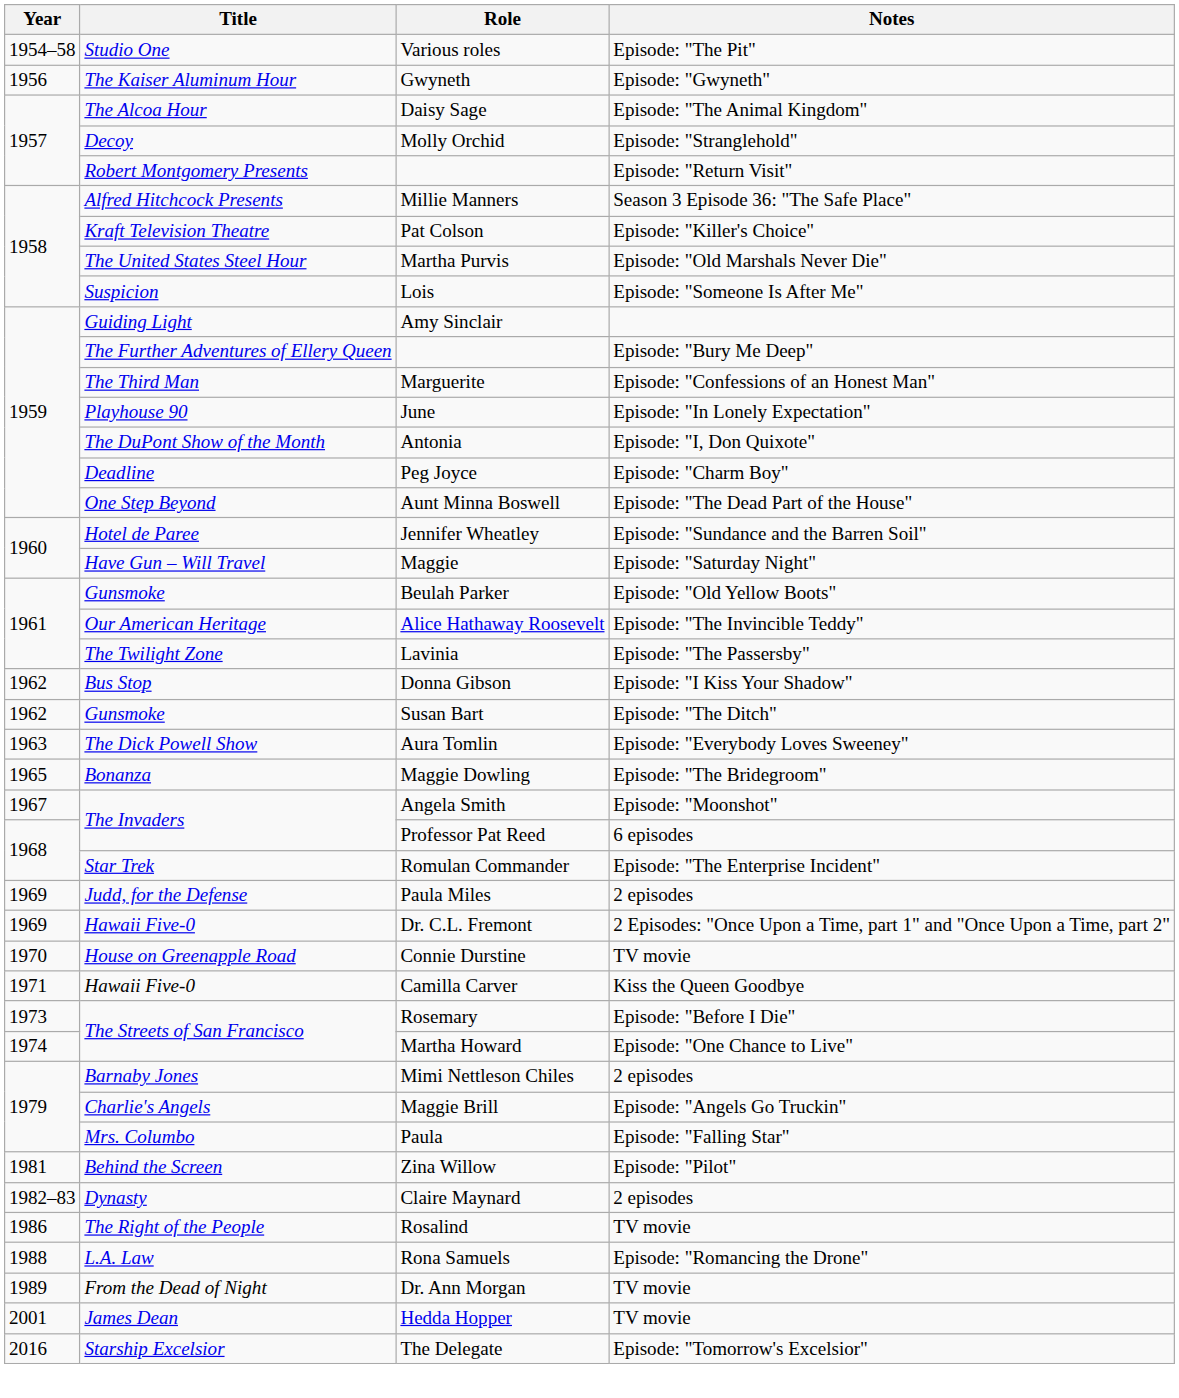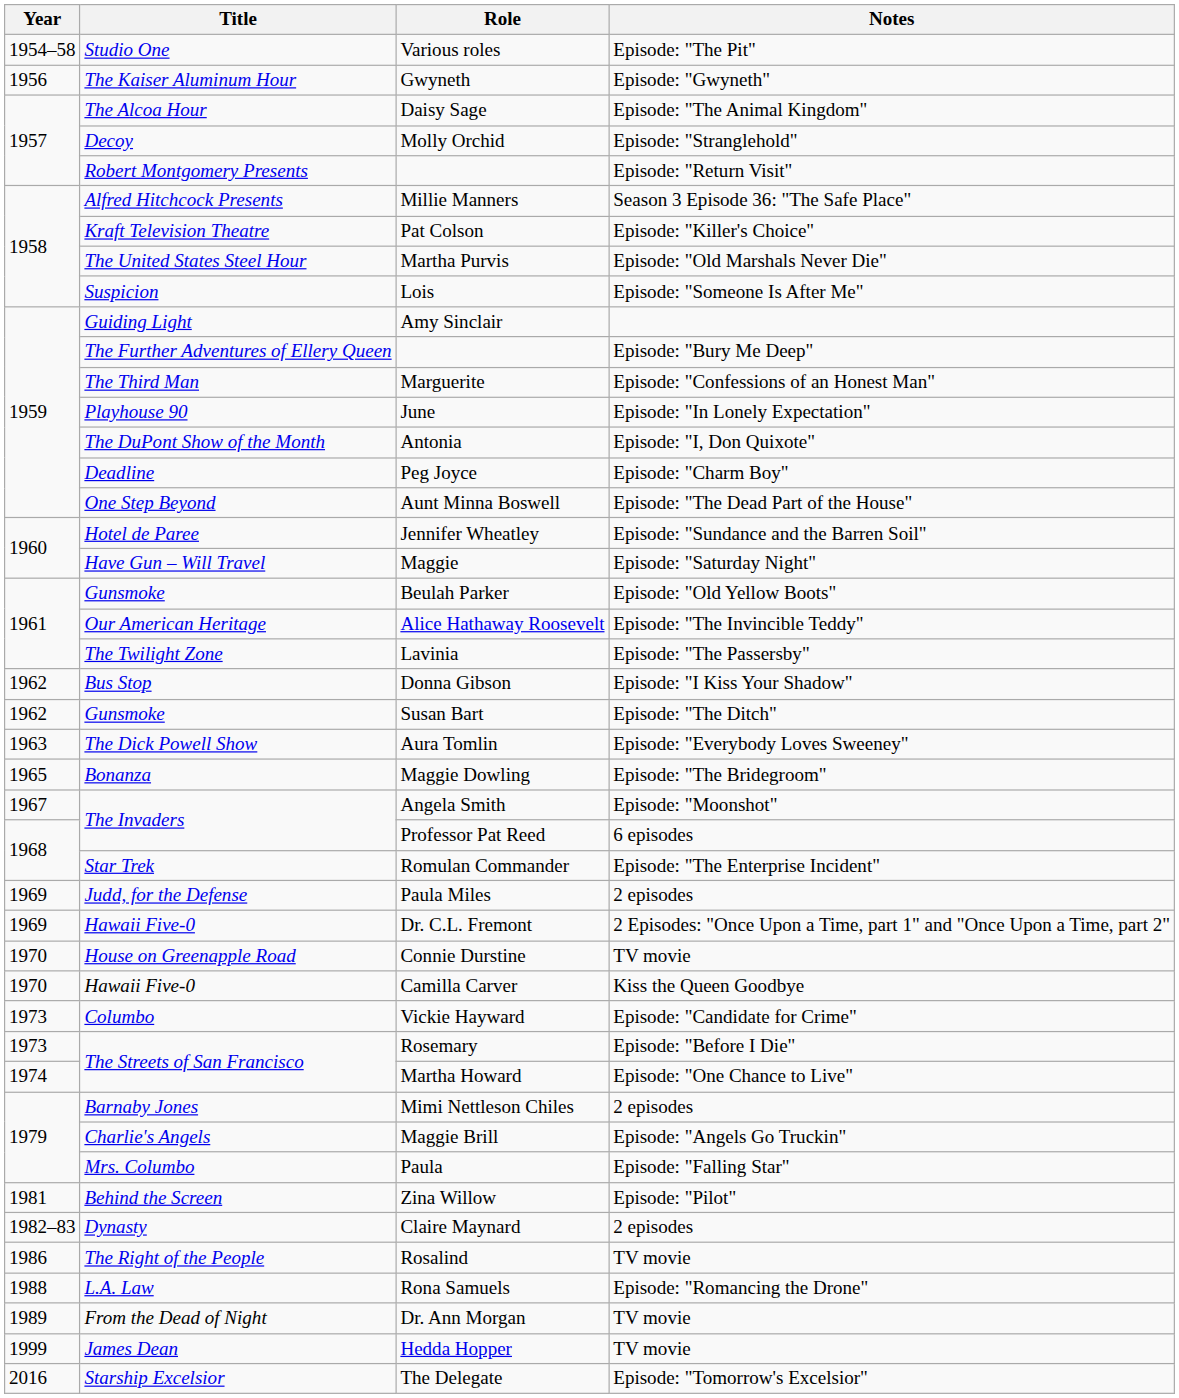(28, 985) 1971 -> (28, 985) 1970
+ row: (119, 1016)
(28, 1318) 2001 -> (28, 1348) 1999
